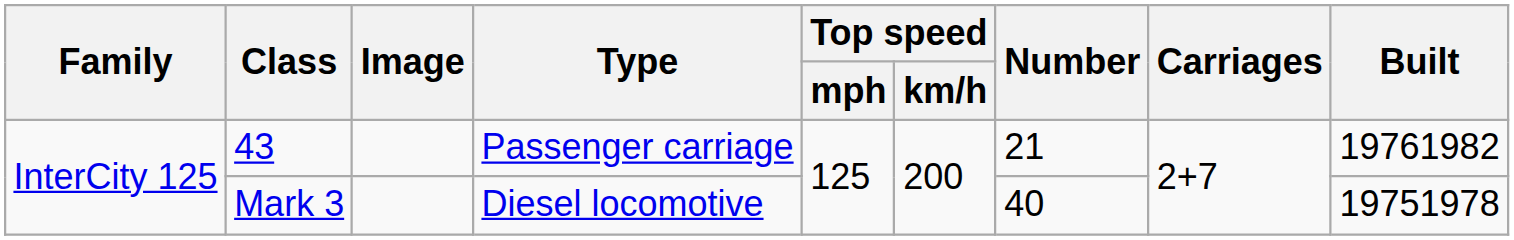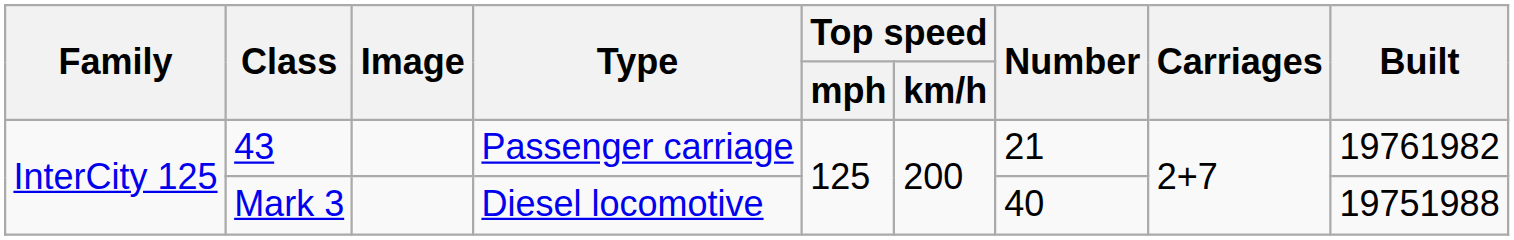(1420, 204) 19751978 -> (1420, 204) 19751988
